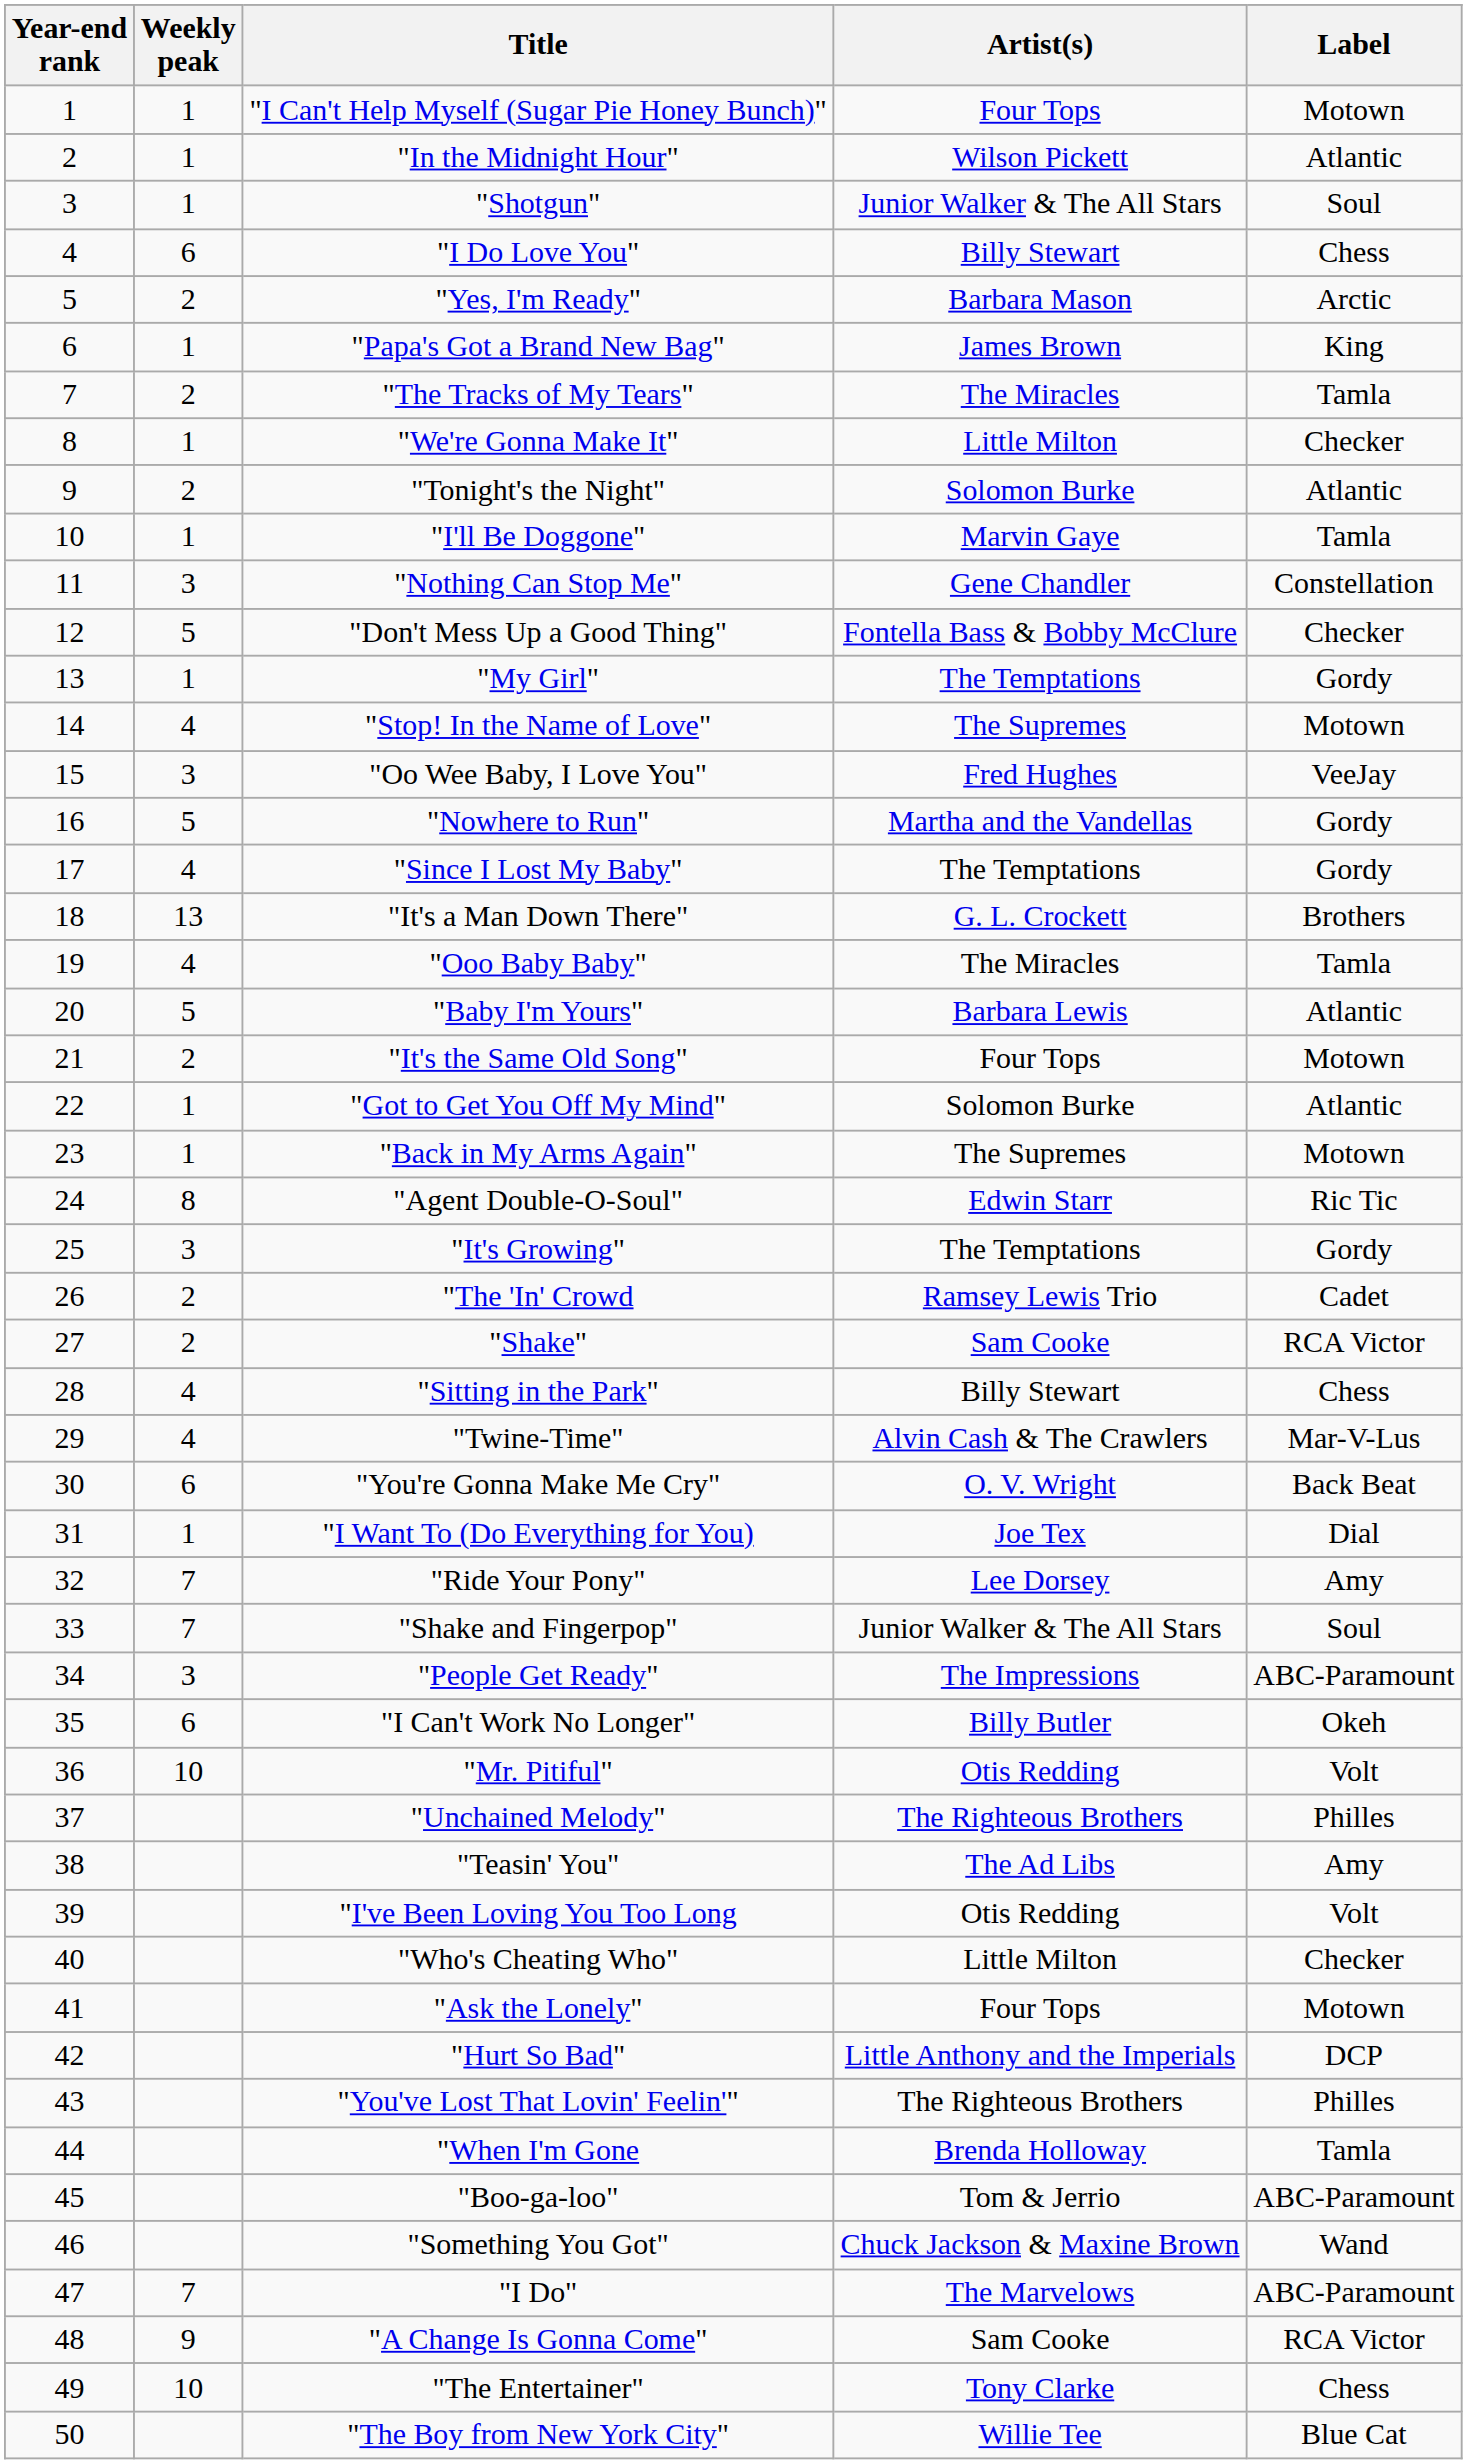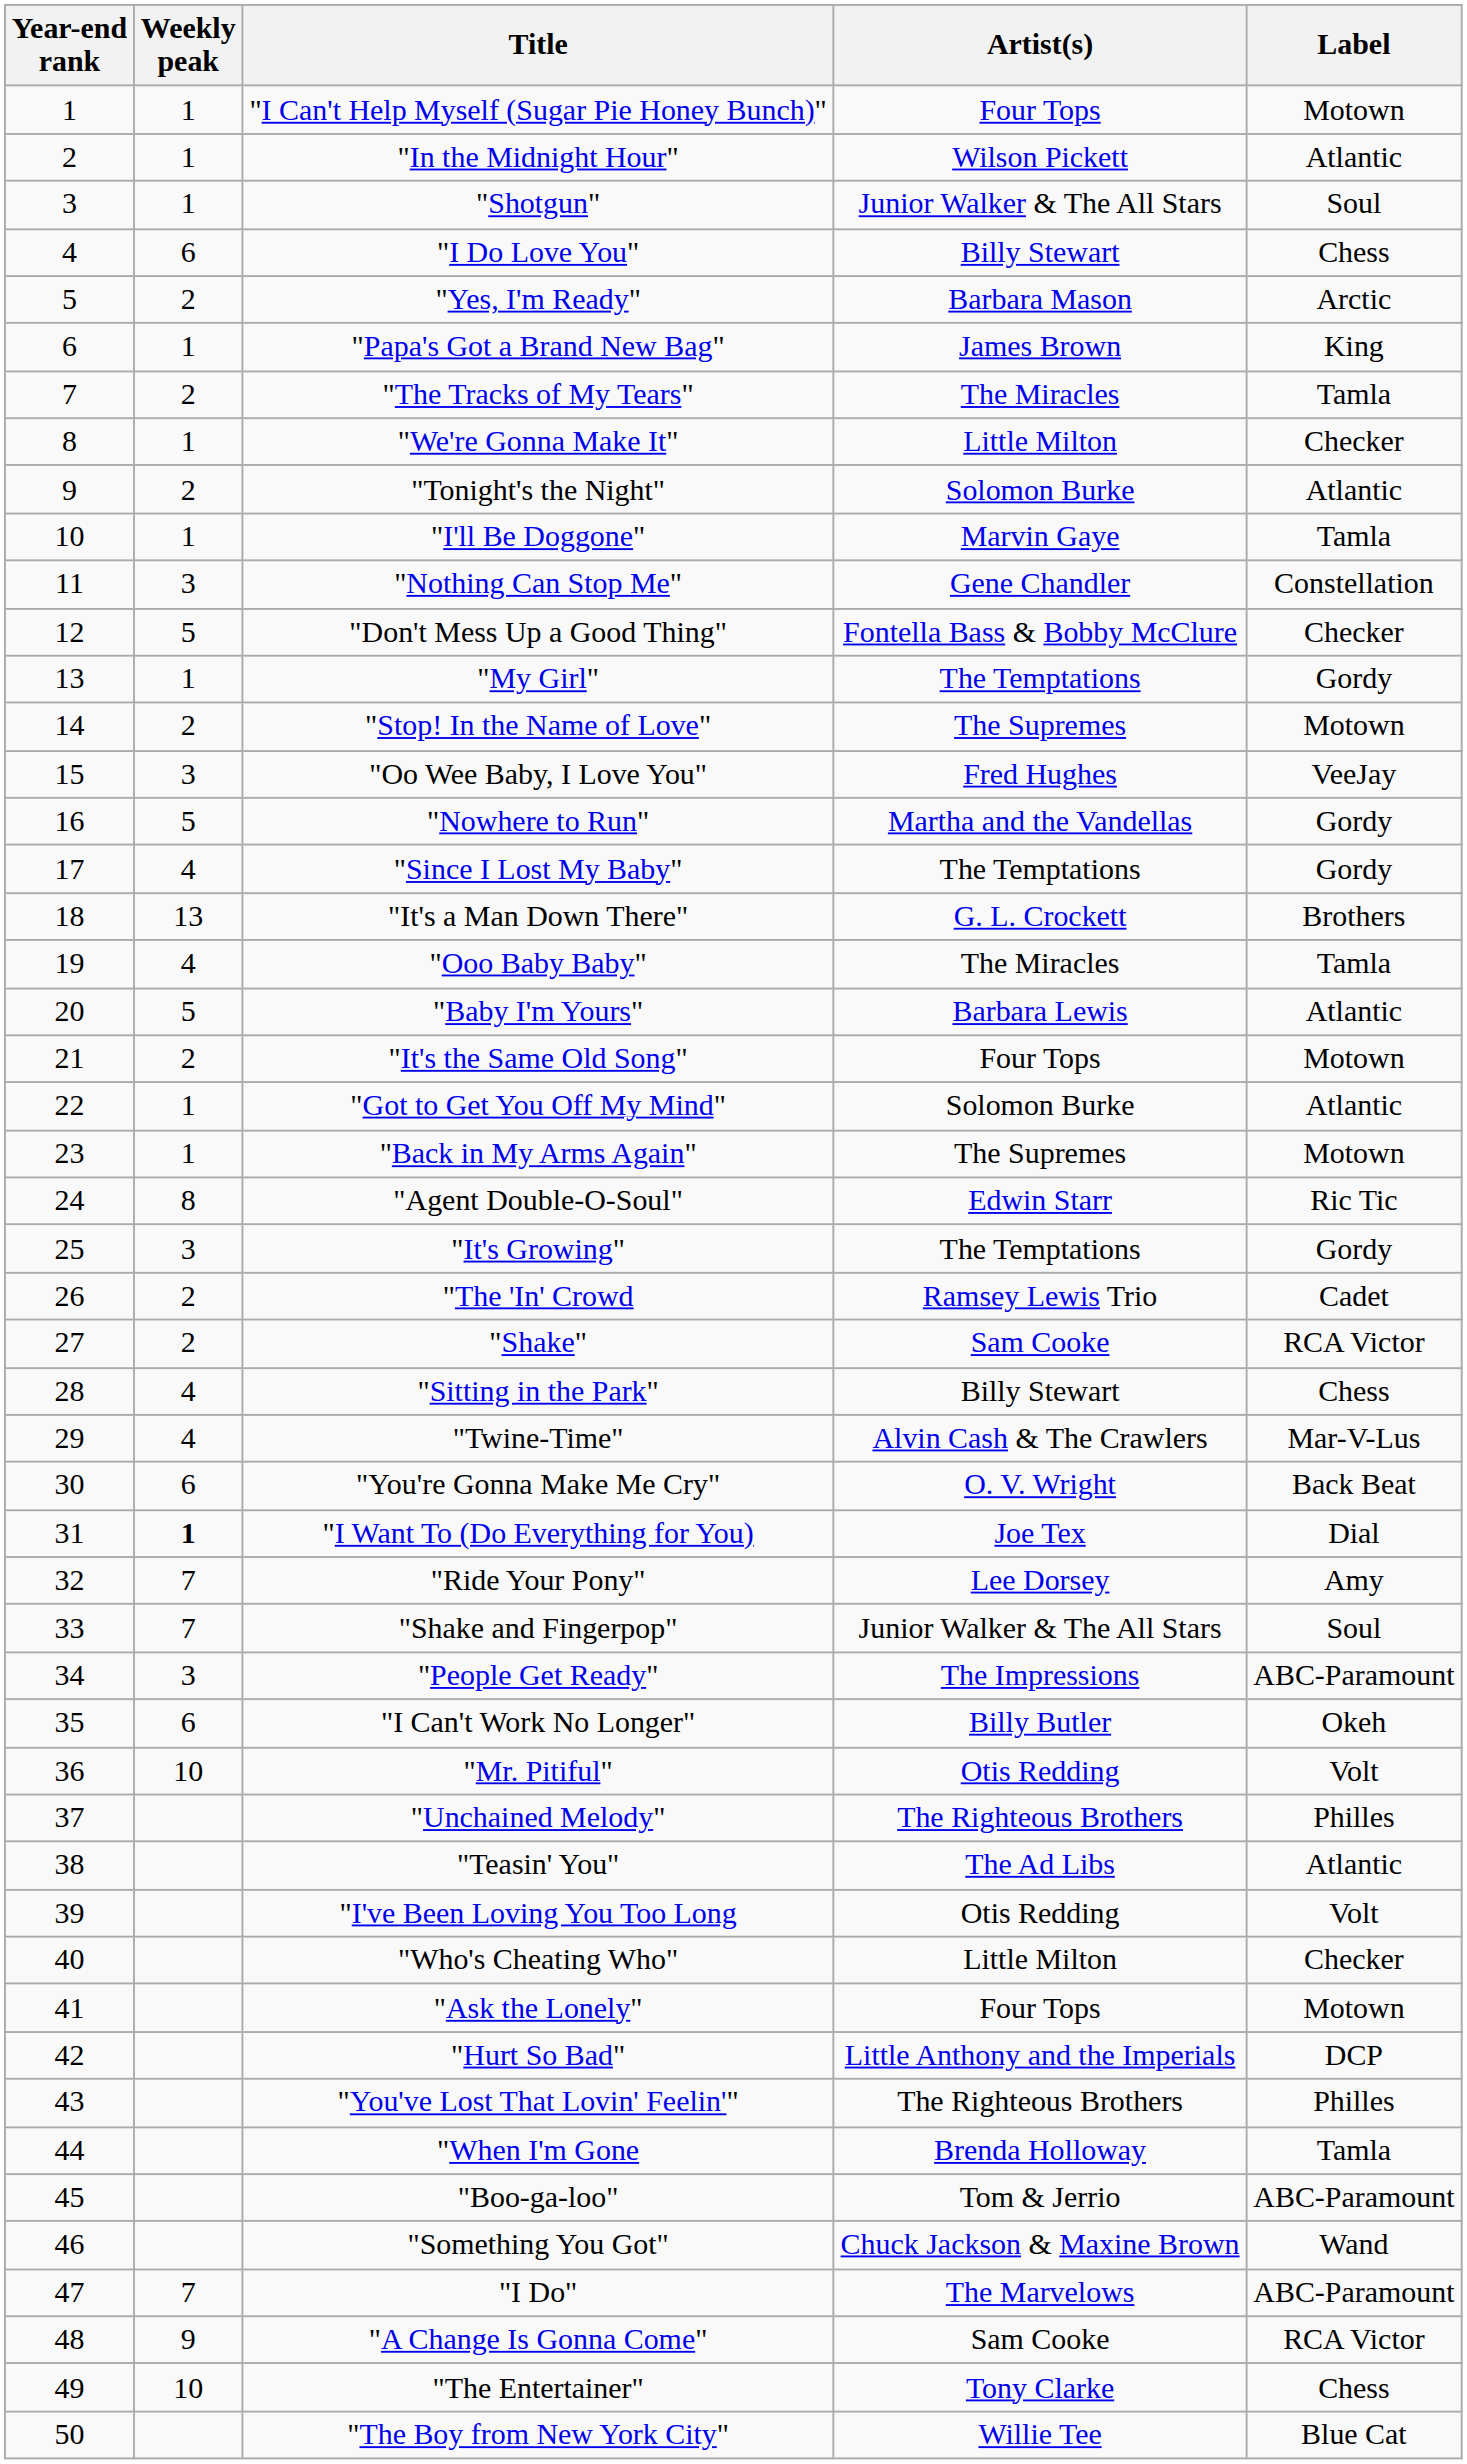(188, 726) 4 -> (188, 726) 2
(188, 1532) normal -> (188, 1532) bold
(1354, 1865) Amy -> (1354, 1865) Atlantic
